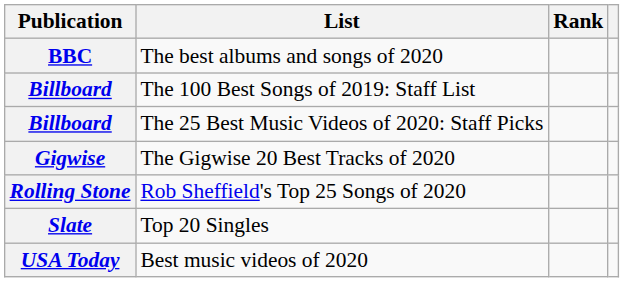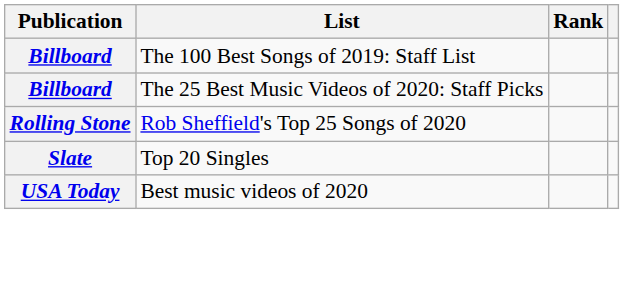- row: (292, 55)
- row: (298, 157)
